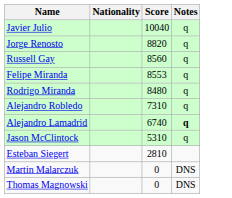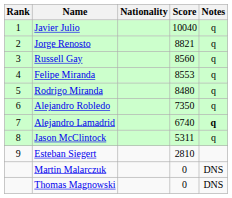+ column: (18, 12)
(157, 43) 8820 -> (185, 43) 8821
(157, 106) 7310 -> (185, 106) 7350
(157, 138) 5310 -> (185, 138) 5311
